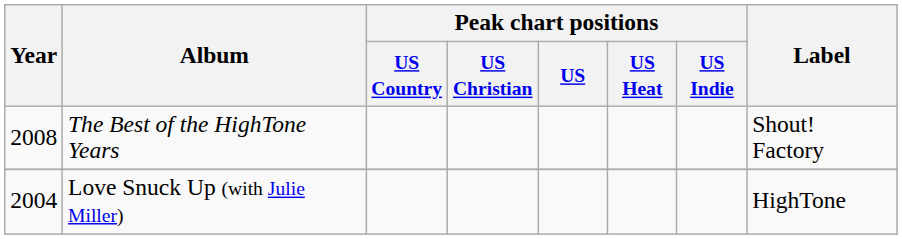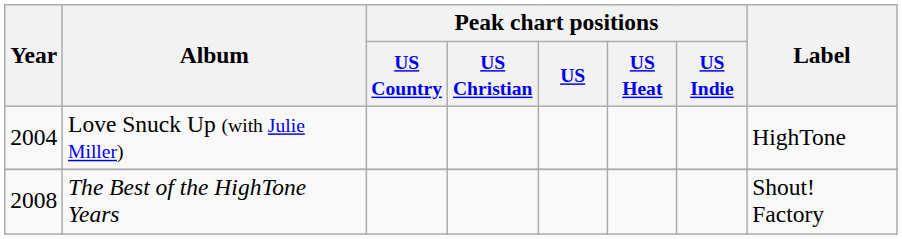rows swapped: (186, 201) <-> (187, 137)
